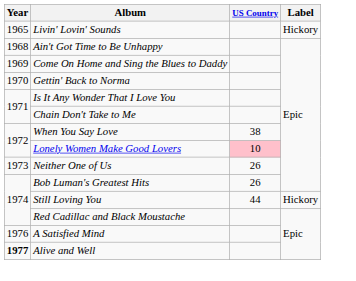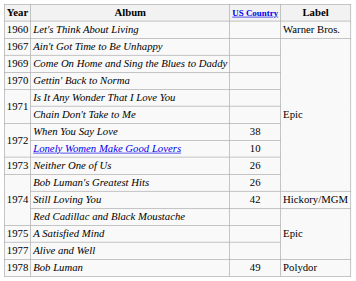+ row: (86, 30)
- row: (77, 30)
(18, 47) 1968 -> (18, 47) 1967
(255, 149) pink background -> (255, 149) no background
(255, 200) 44 -> (255, 200) 42
(301, 200) Hickory -> (316, 200) Hickory/MGM
(18, 234) 1976 -> (18, 234) 1975
(18, 251) bold -> (18, 251) normal
+ row: (58, 268)
